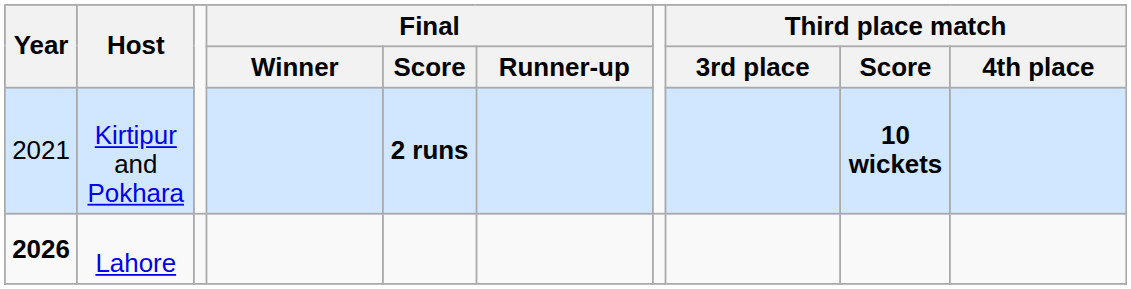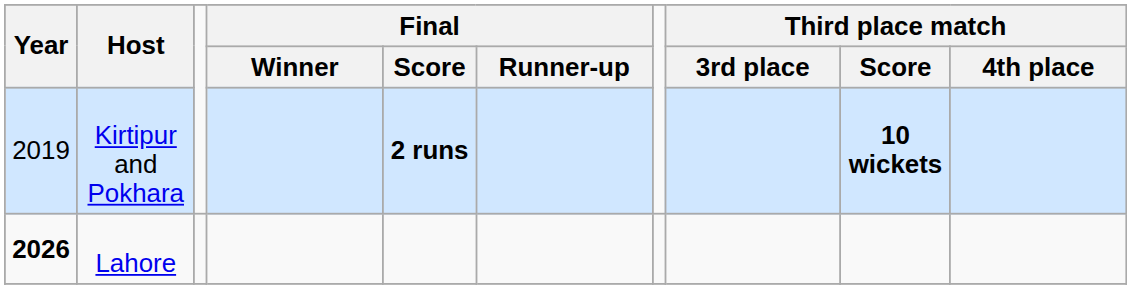(41, 151) 2021 -> (41, 151) 2019
